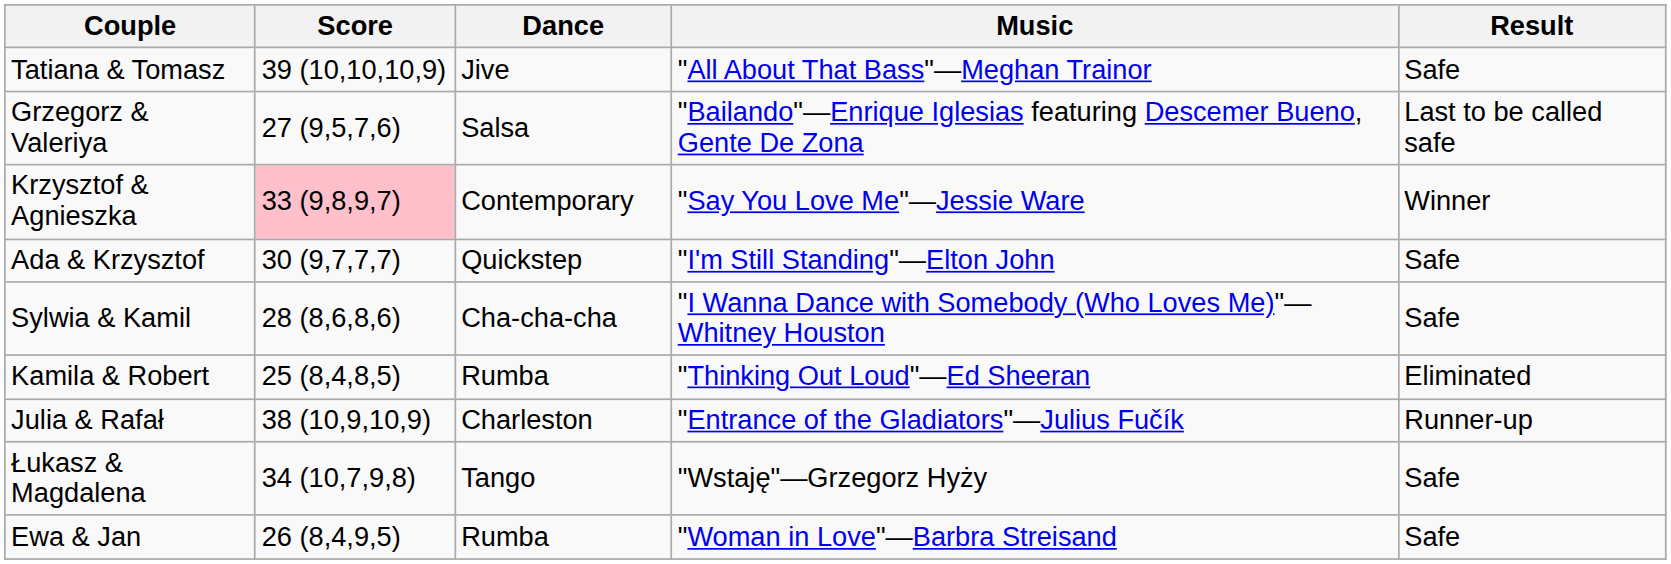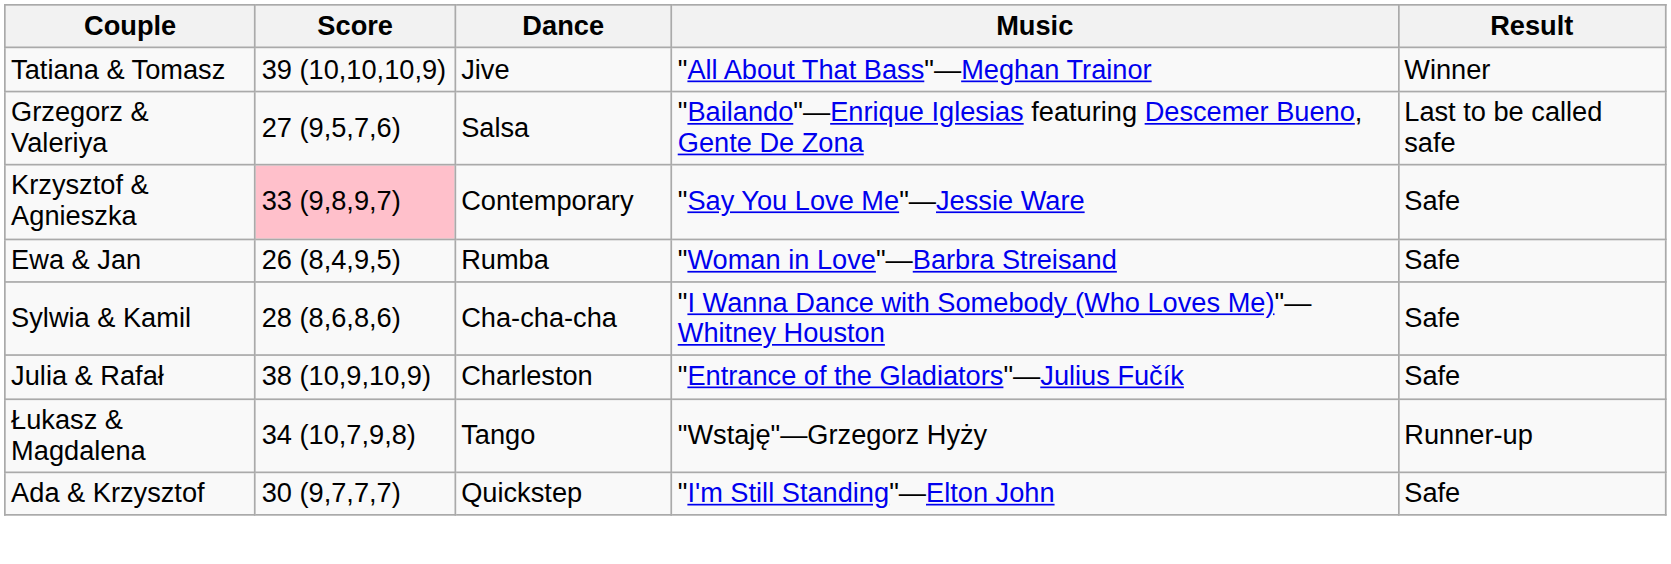(1432, 69) Safe -> (1447, 69) Winner
(1447, 201) Winner -> (1432, 201) Safe
rows swapped: (108, 259) <-> (76, 536)
- row: (110, 376)
(1469, 419) Runner-up -> (1432, 376) Safe
(1432, 478) Safe -> (1469, 435) Runner-up
